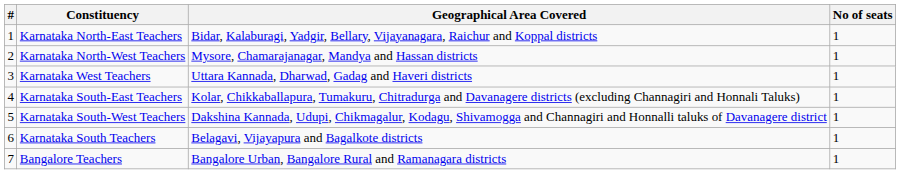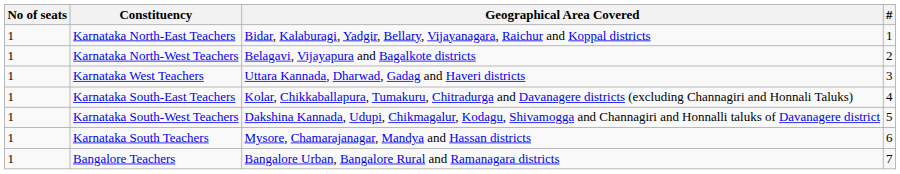columns swapped: (11, 14) <-> (863, 14)
(334, 55) Mysore, Chamarajanagar, Mandya and Hassan districts -> (360, 55) Belagavi, Vijayapura and Bagalkote districts
(307, 138) Belagavi, Vijayapura and Bagalkote districts -> (388, 138) Mysore, Chamarajanagar, Mandya and Hassan districts
